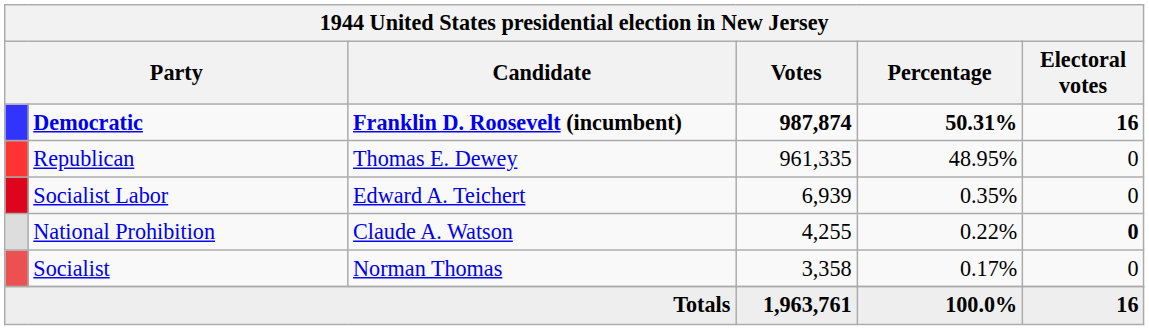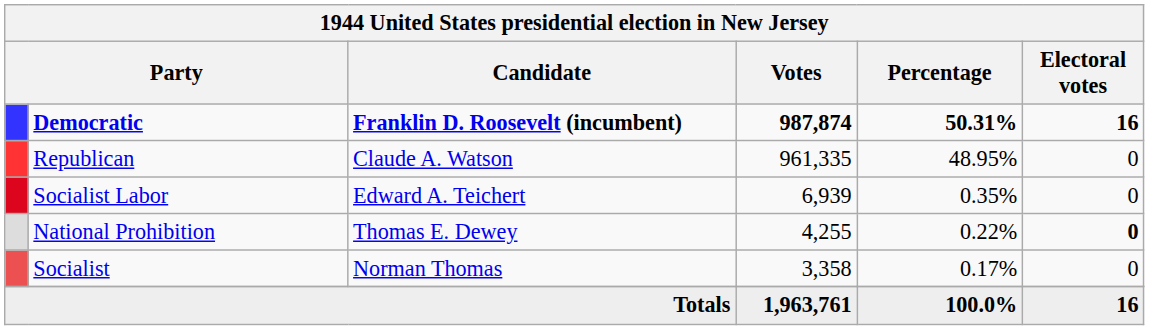(435, 159) Thomas E. Dewey -> (433, 159) Claude A. Watson
(433, 232) Claude A. Watson -> (435, 232) Thomas E. Dewey
